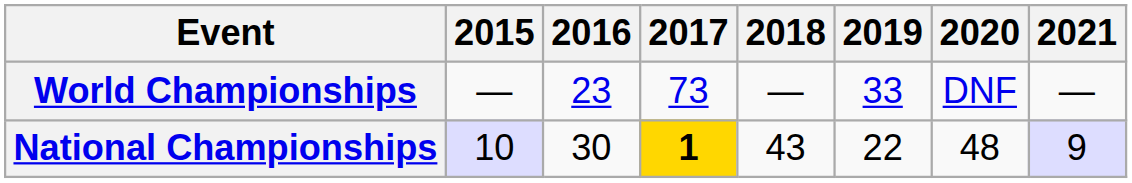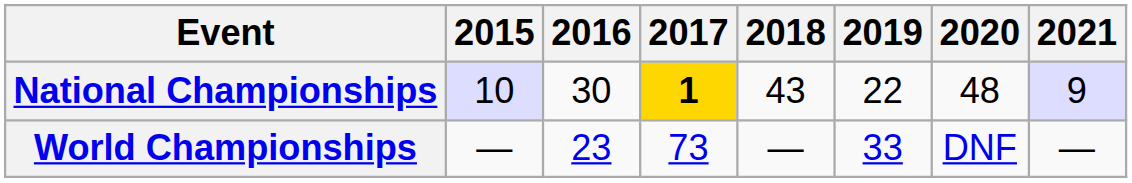rows swapped: (225, 90) <-> (225, 147)
